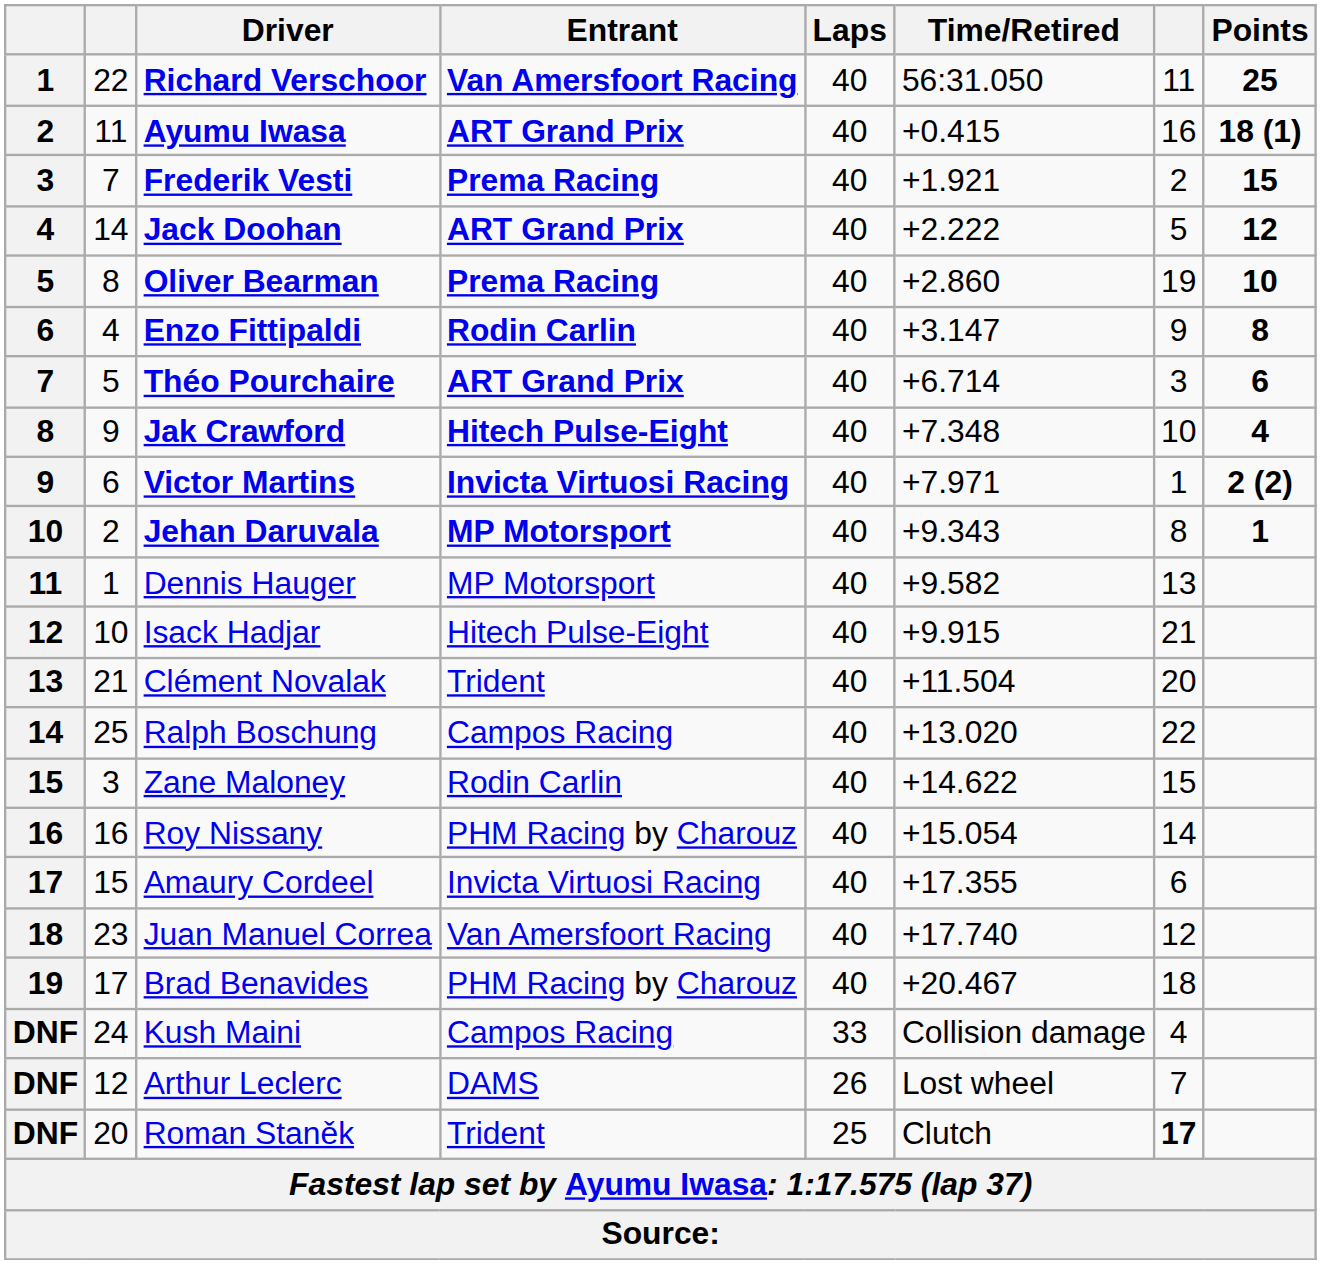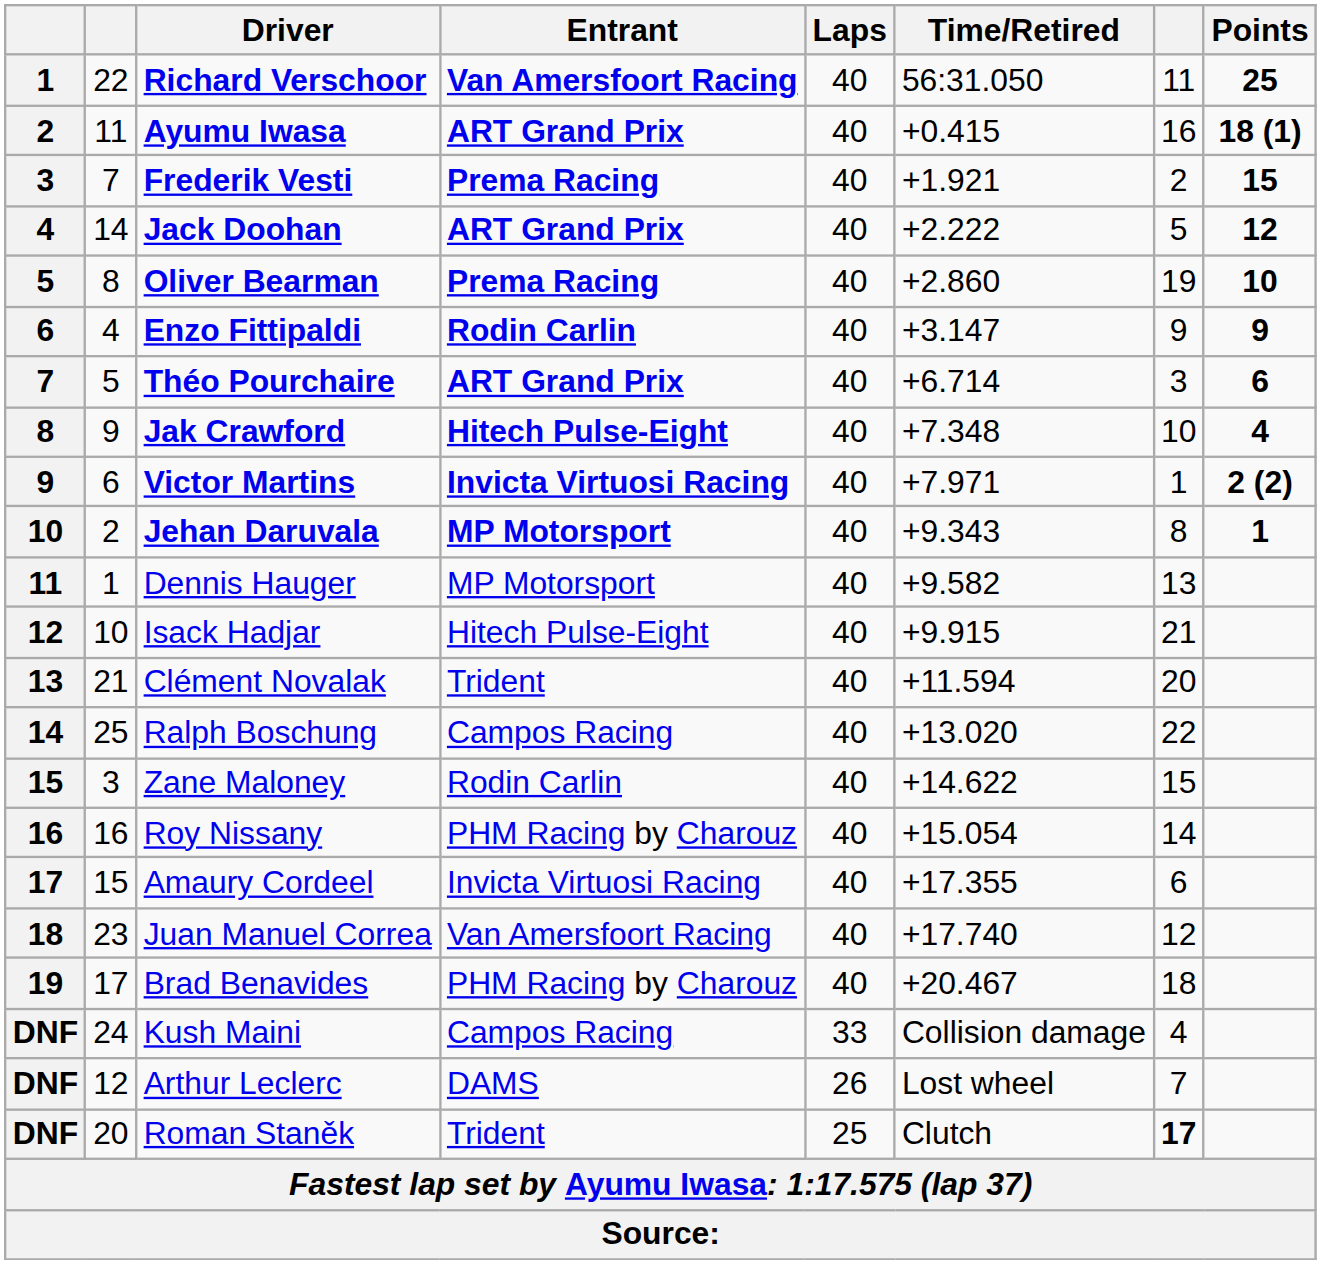(1260, 331) 8 -> (1260, 331) 9
(959, 682) +11.504 -> (959, 682) +11.594
